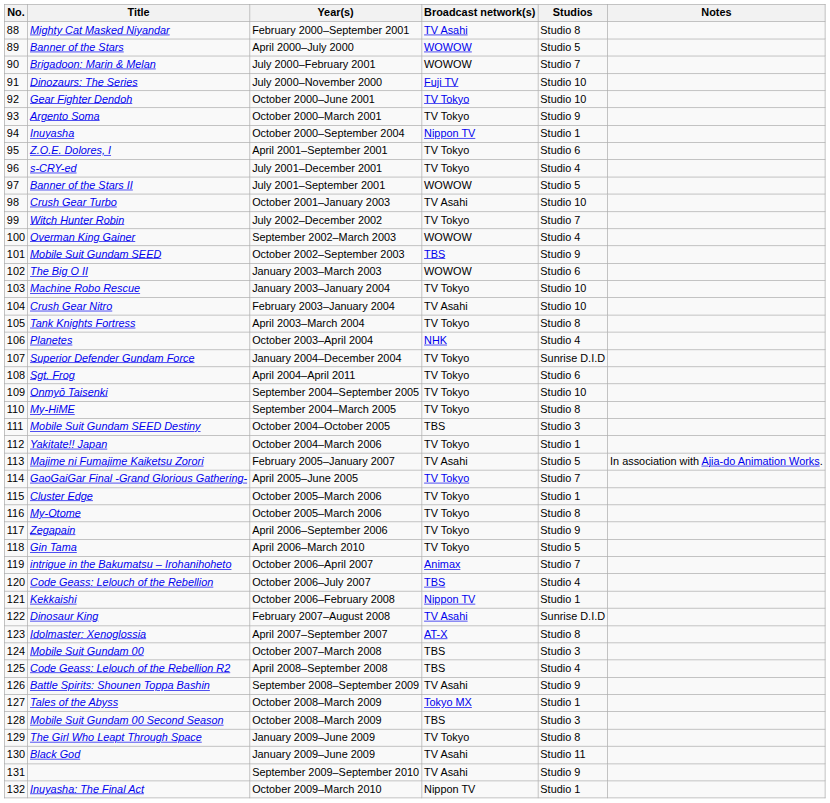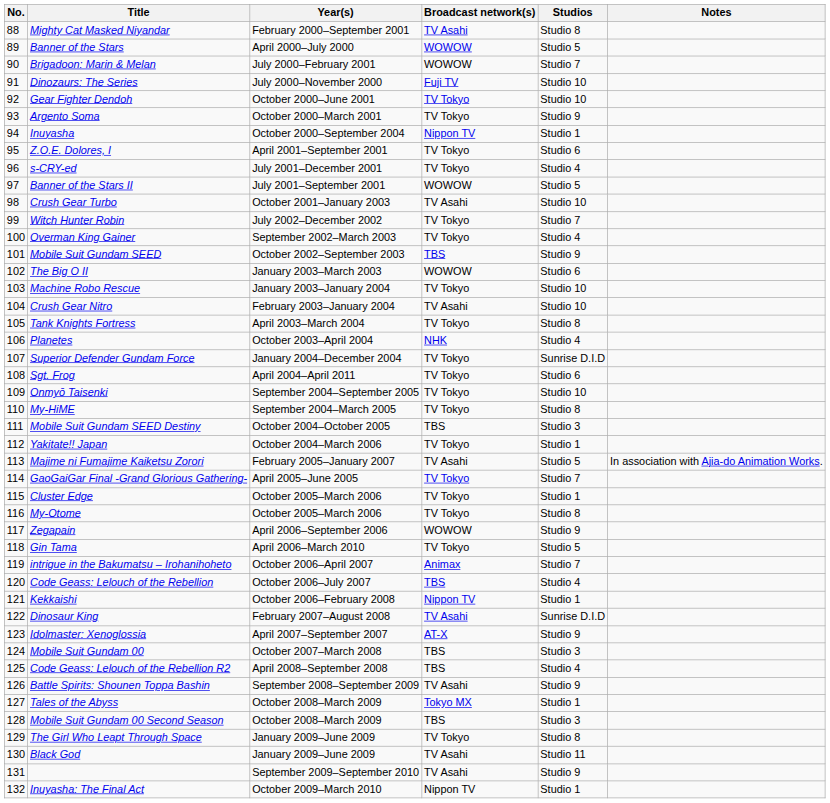(448, 237) WOWOW -> (447, 237) TV Tokyo
(447, 530) TV Tokyo -> (448, 530) WOWOW
(560, 634) Studio 8 -> (560, 634) Studio 9
